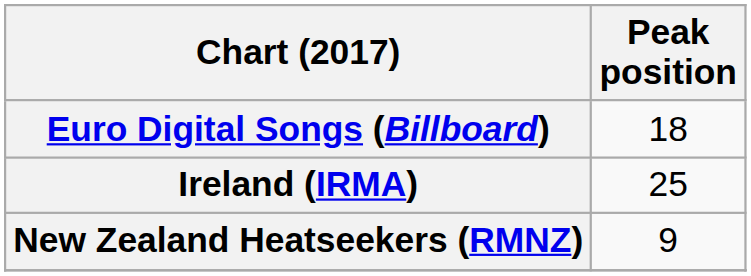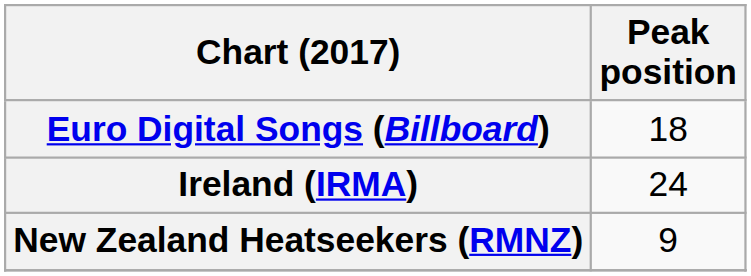(668, 184) 25 -> (668, 184) 24
